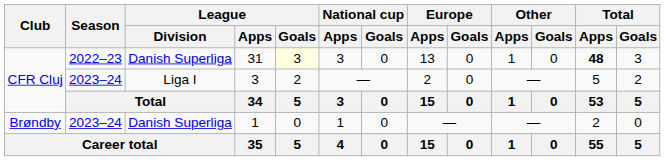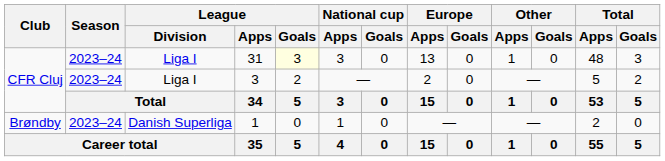(95, 58) 2022–23 -> (95, 58) 2023–24
(180, 58) Danish Superliga -> (180, 58) Liga I
(596, 58) bold -> (596, 58) normal
